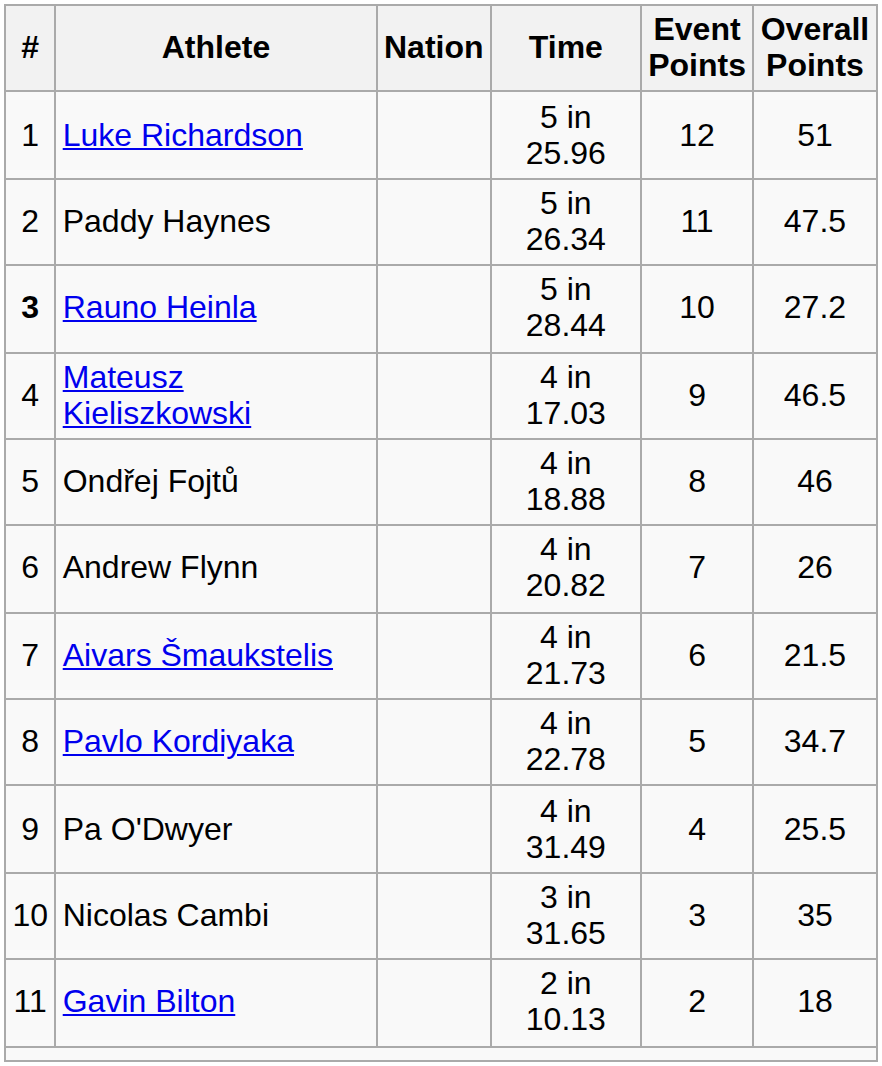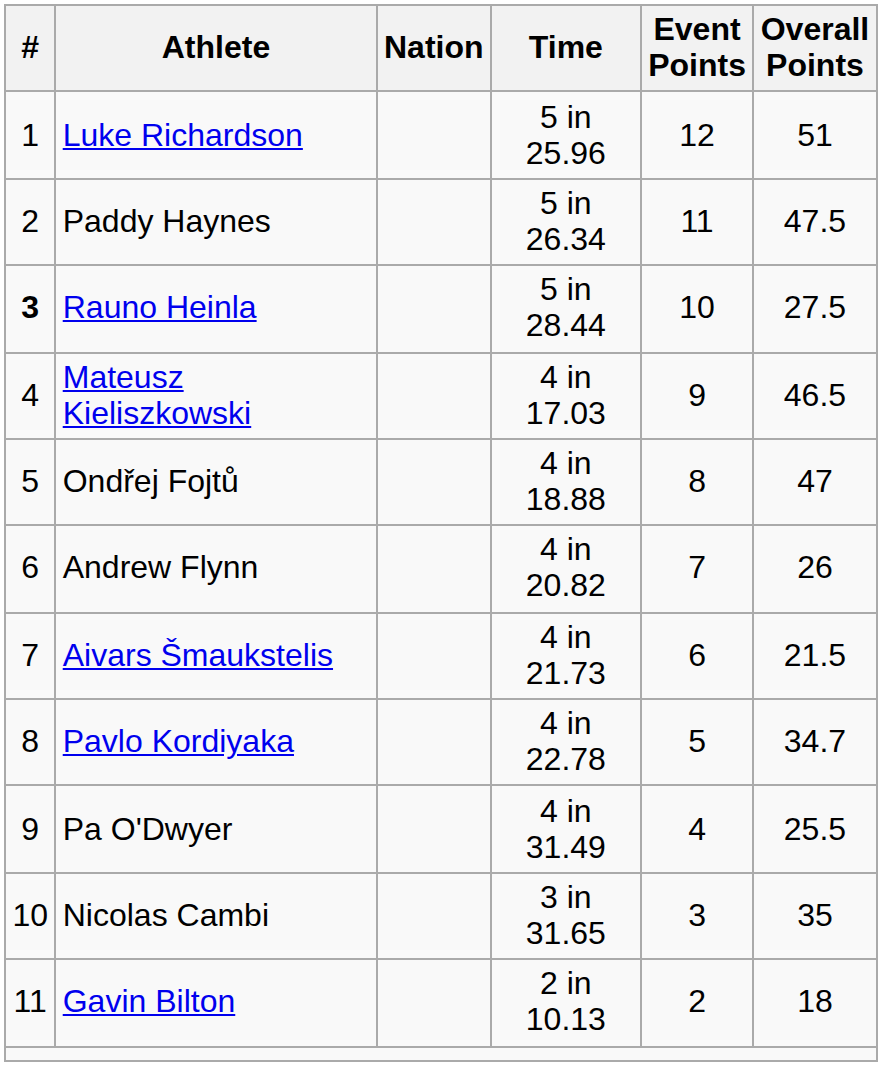(815, 308) 27.2 -> (815, 308) 27.5
(815, 481) 46 -> (815, 481) 47
